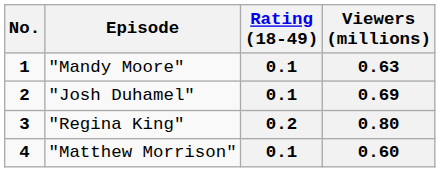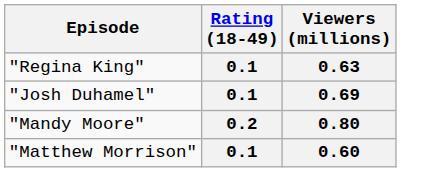- column: (24, 29)
(116, 67) "Mandy Moore" -> (77, 67) "Regina King"
(116, 124) "Regina King" -> (77, 124) "Mandy Moore"
